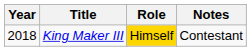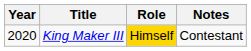(22, 35) 2018 -> (22, 35) 2020
